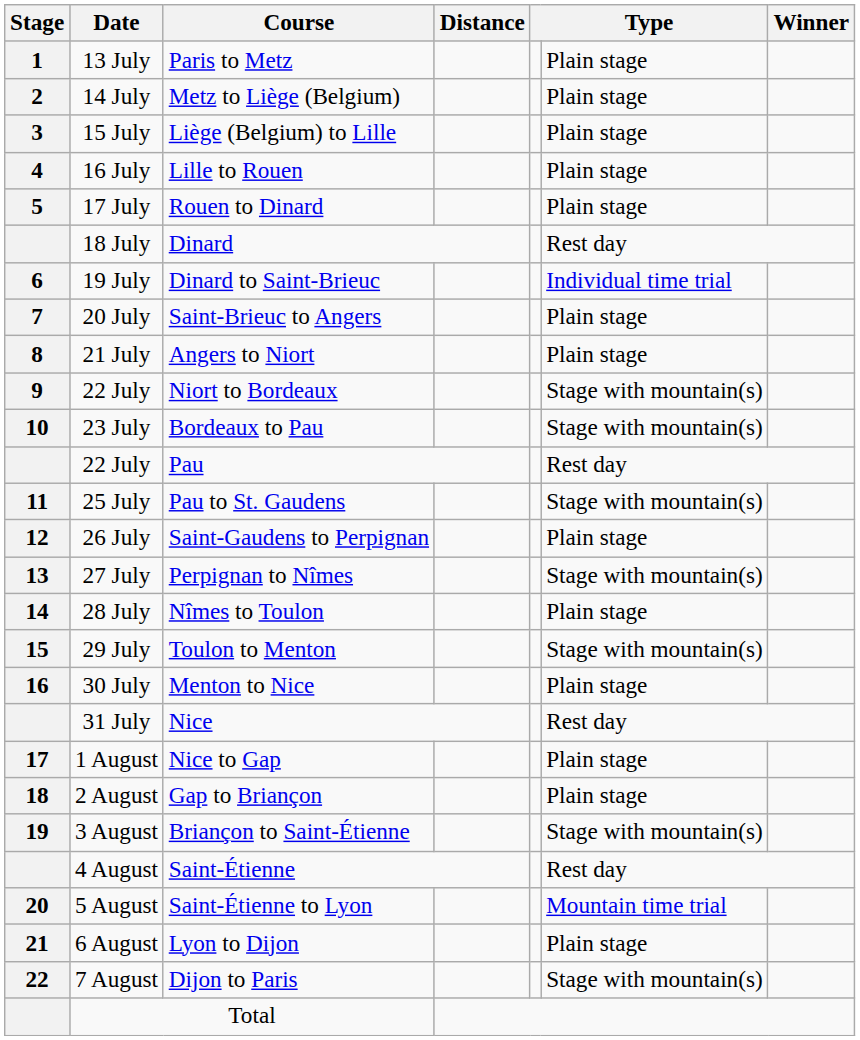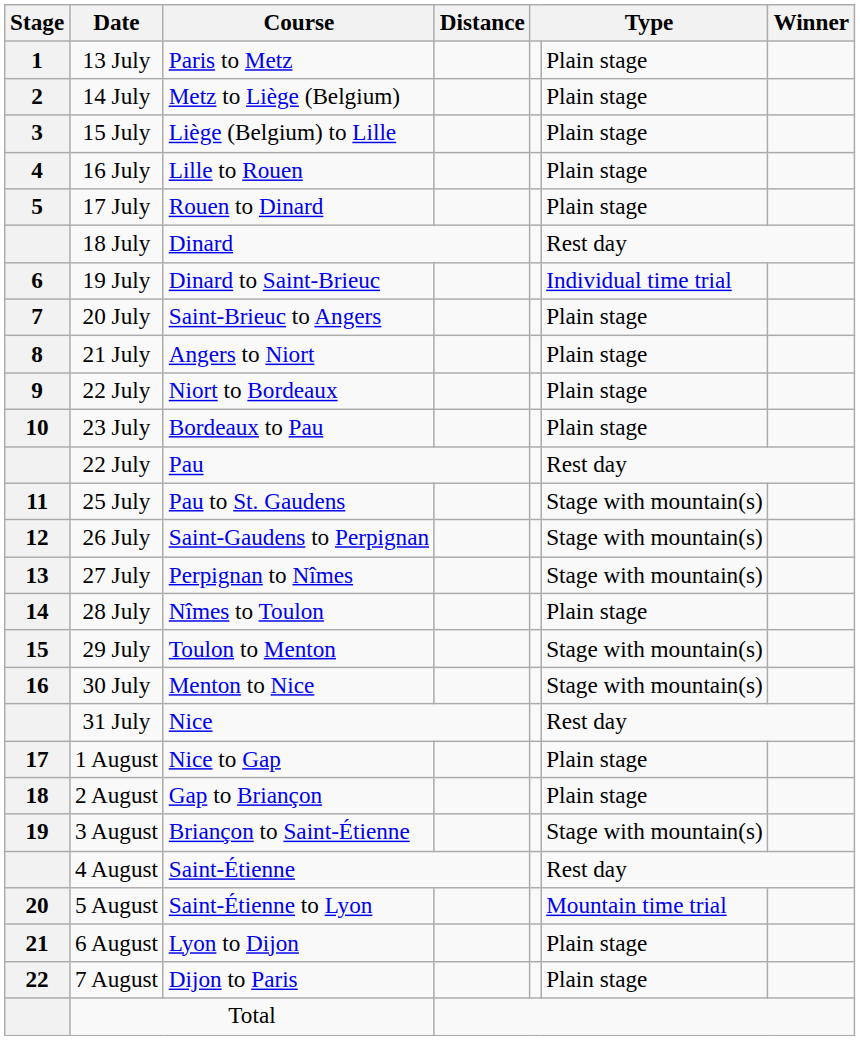(654, 390) Stage with mountain(s) -> (597, 390) Plain stage
(654, 427) Stage with mountain(s) -> (597, 427) Plain stage
(597, 538) Plain stage -> (654, 538) Stage with mountain(s)
(597, 685) Plain stage -> (654, 685) Stage with mountain(s)
(654, 979) Stage with mountain(s) -> (597, 979) Plain stage
